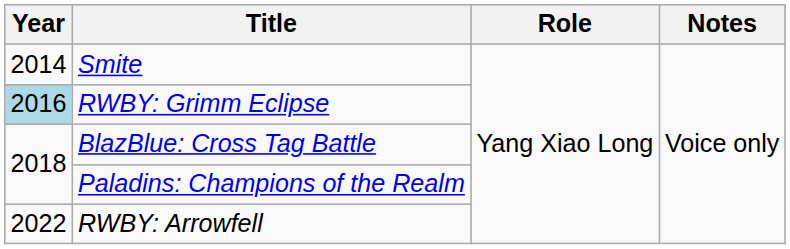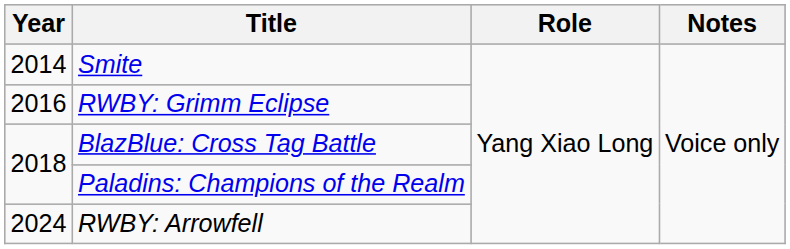(39, 104) lightblue background -> (39, 104) no background
(39, 223) 2022 -> (39, 223) 2024
